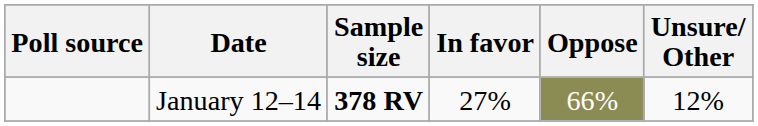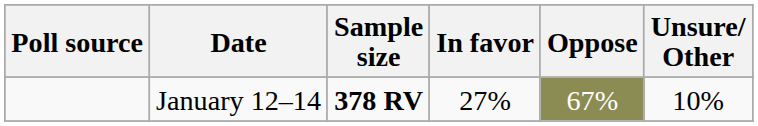(592, 99) 66% -> (592, 99) 67%
(698, 99) 12% -> (698, 99) 10%
